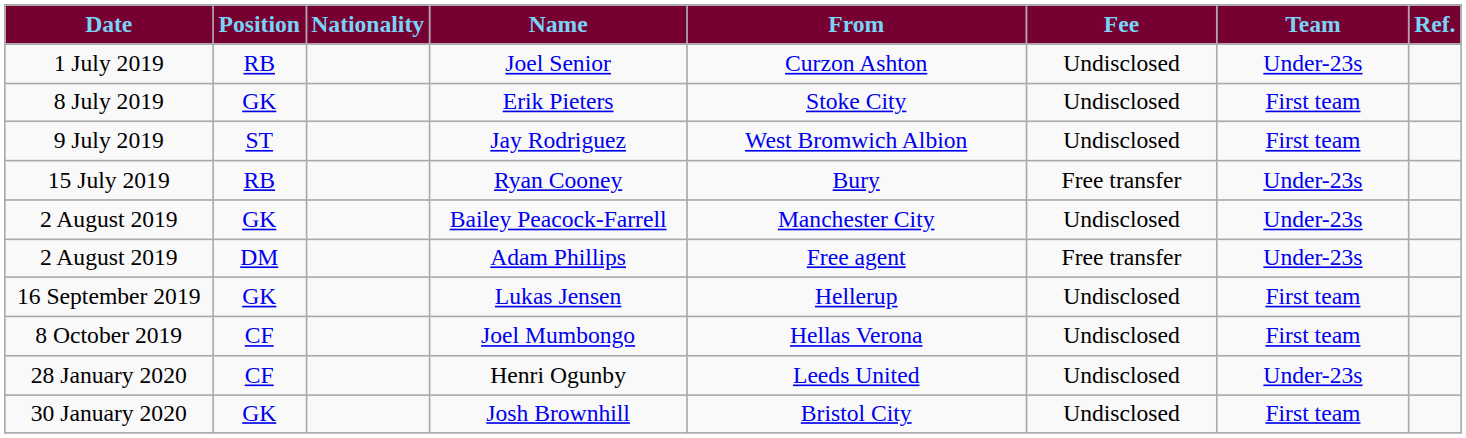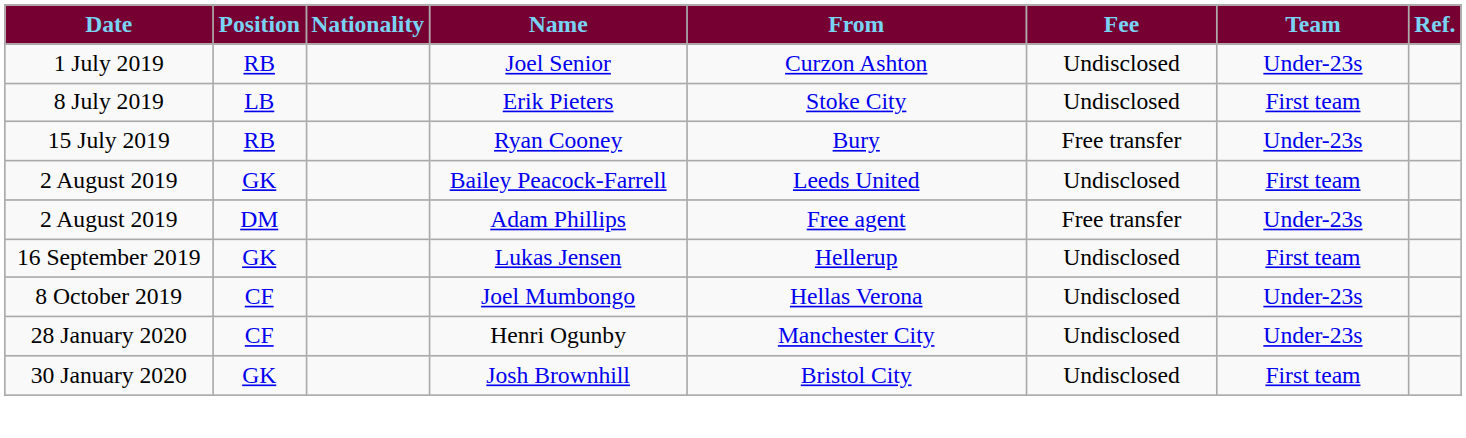(259, 102) GK -> (259, 102) LB
- row: (558, 141)
(856, 219) Manchester City -> (856, 180) Leeds United
(1313, 219) Under-23s -> (1313, 180) First team
(1313, 335) First team -> (1313, 297) Under-23s
(856, 374) Leeds United -> (856, 335) Manchester City
